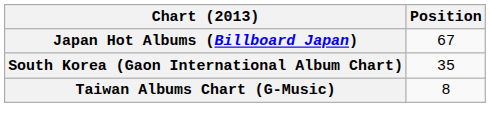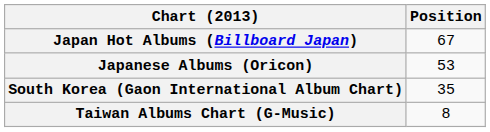+ row: (206, 65)
